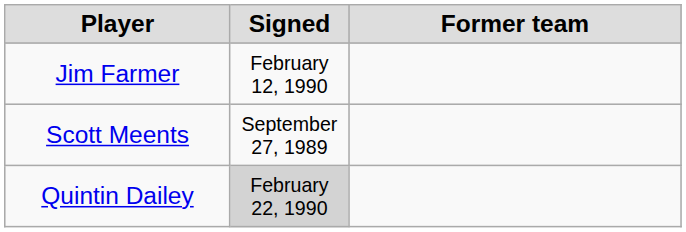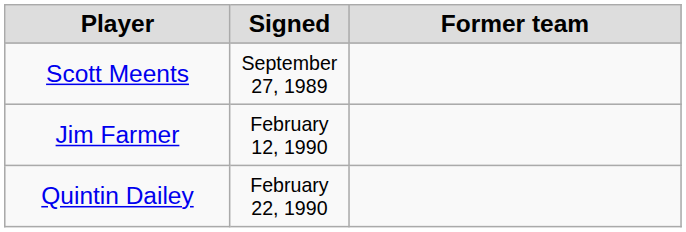rows swapped: (118, 135) <-> (117, 73)
(289, 197) lightgrey background -> (289, 197) no background
